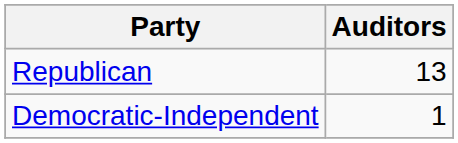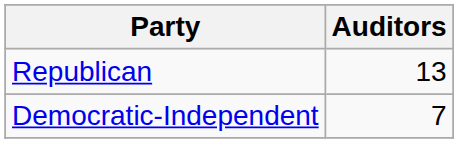(439, 115) 1 -> (439, 115) 7
